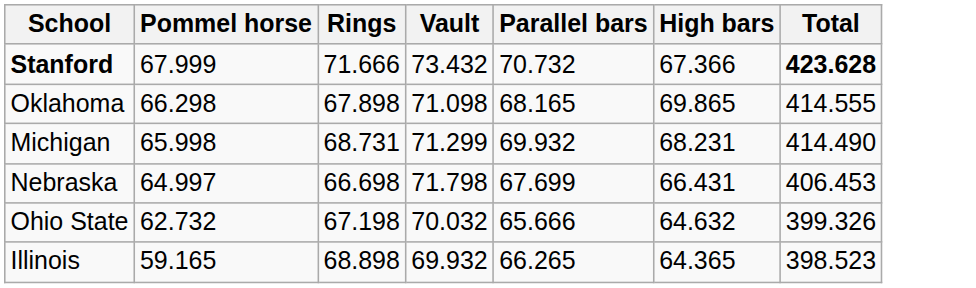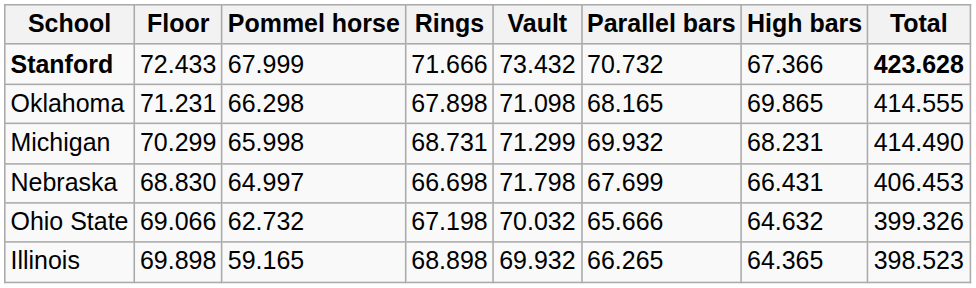+ column: (178, 24)
